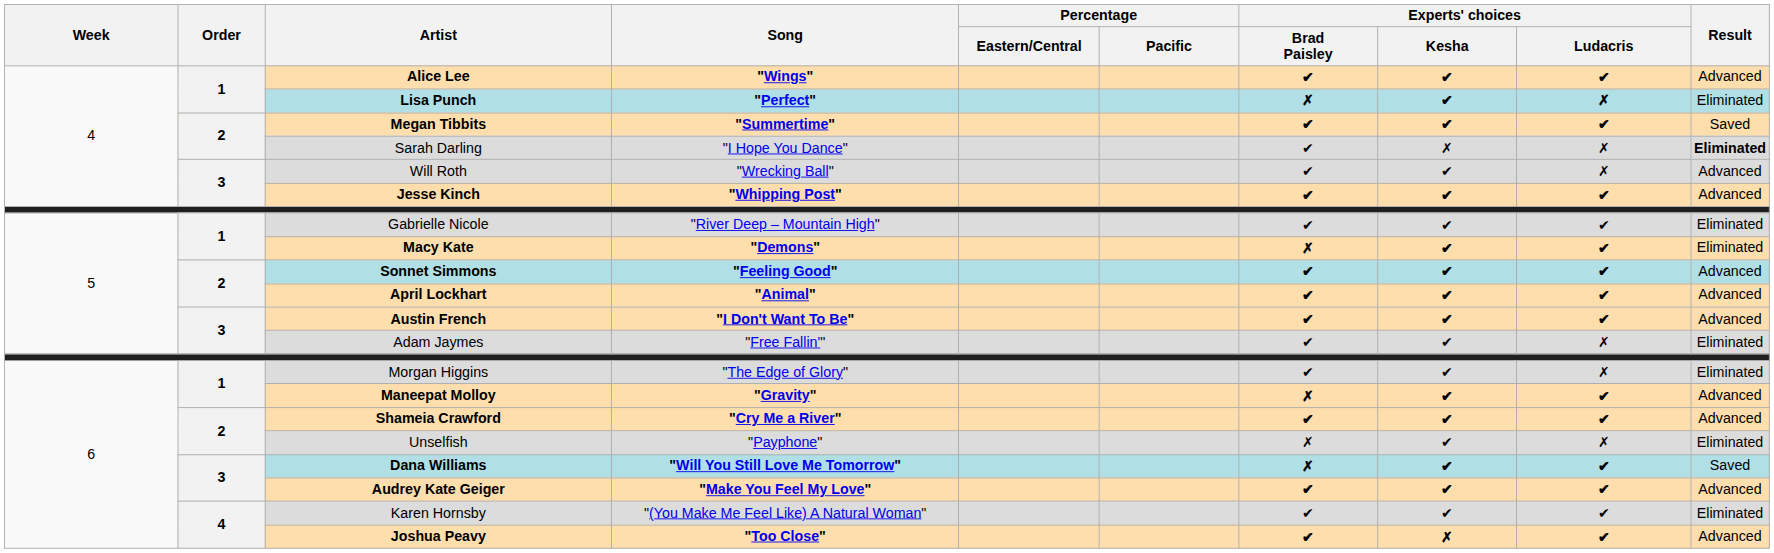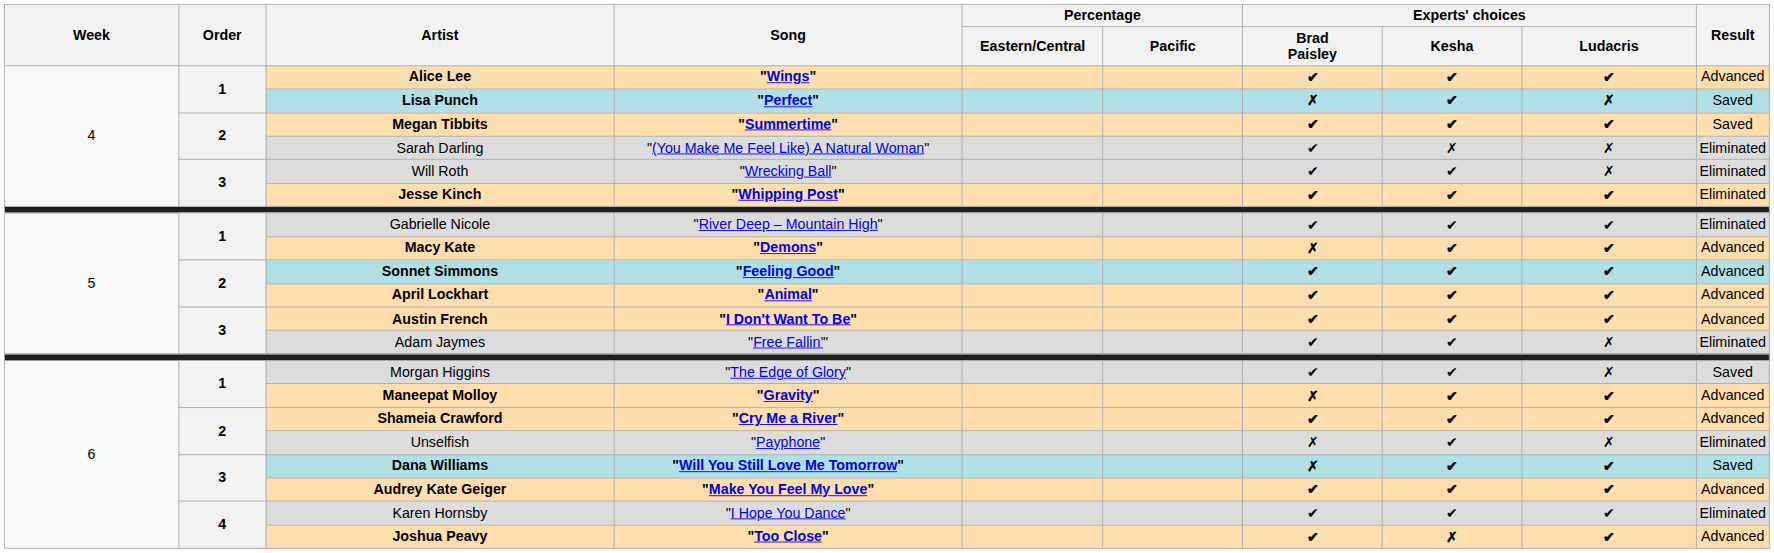(1730, 100) Eliminated -> (1733, 100) Saved
(785, 147) "I Hope You Dance" -> (788, 147) "(You Make Me Feel Like) A Natural Woman"
(1730, 147) bold -> (1733, 147) normal
(1730, 171) Advanced -> (1733, 171) Eliminated
(1730, 194) Advanced -> (1733, 194) Eliminated
(1730, 248) Eliminated -> (1733, 248) Advanced
(1730, 372) Eliminated -> (1733, 372) Saved
(785, 513) "(You Make Me Feel Like) A Natural Woman" -> (788, 513) "I Hope You Dance"
